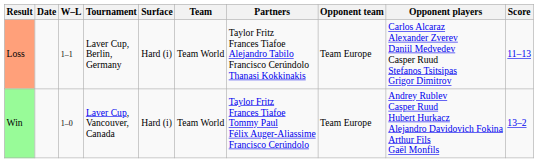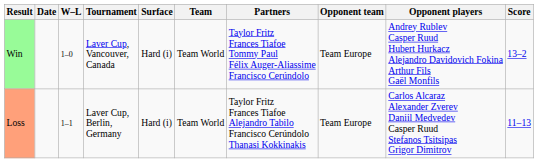rows swapped: (15, 123) <-> (16, 54)
